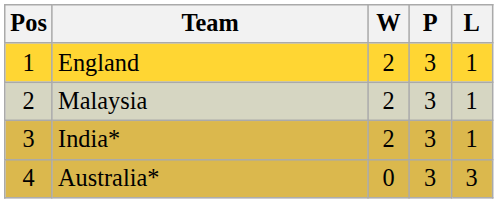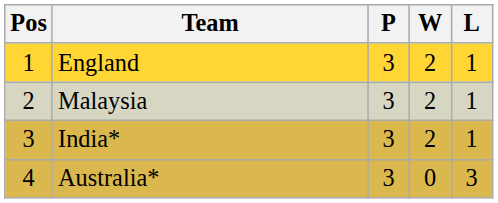columns swapped: (430, 23) <-> (388, 23)
